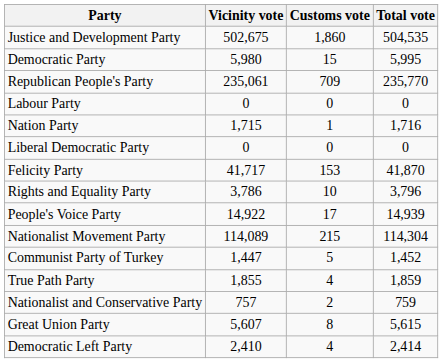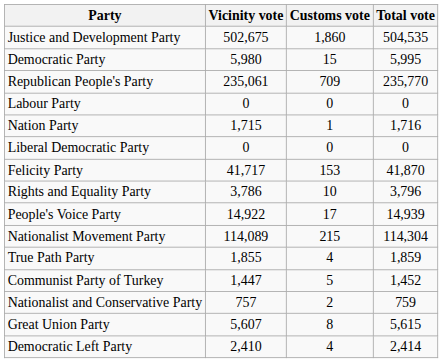rows swapped: (51, 280) <-> (86, 258)
